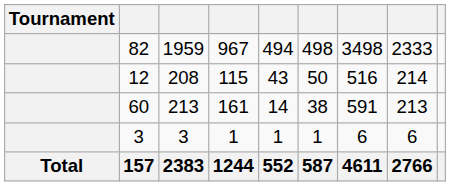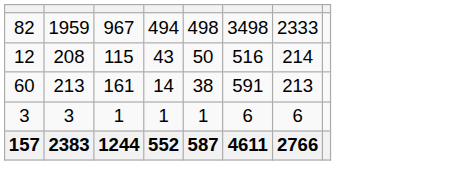- column: (62, 19)
